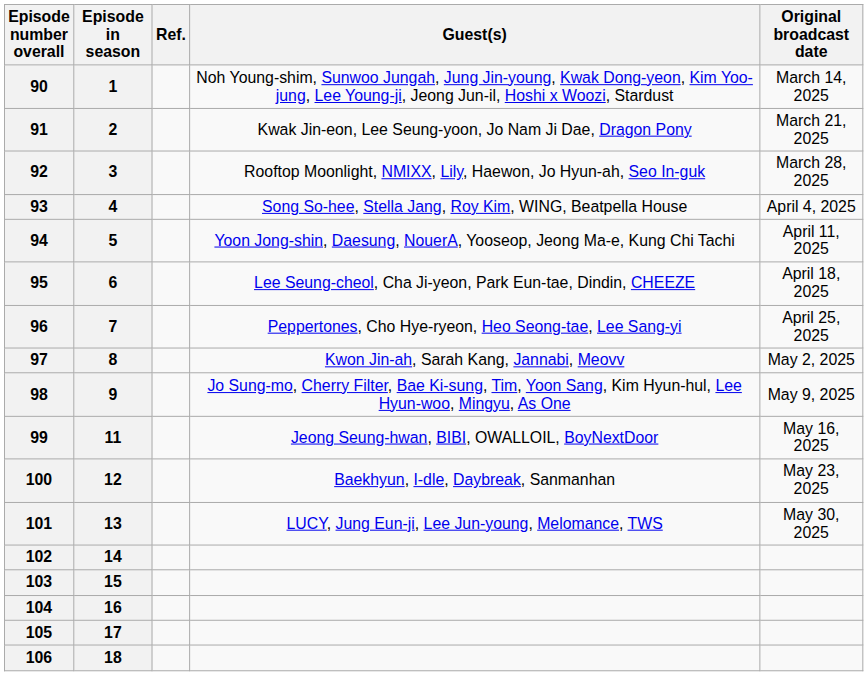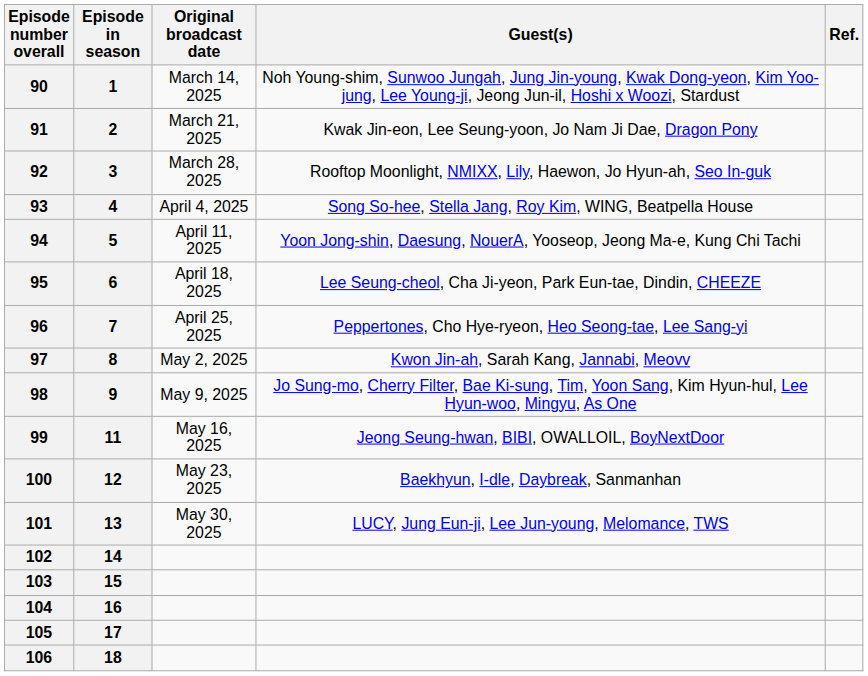columns swapped: (811, 34) <-> (171, 34)
